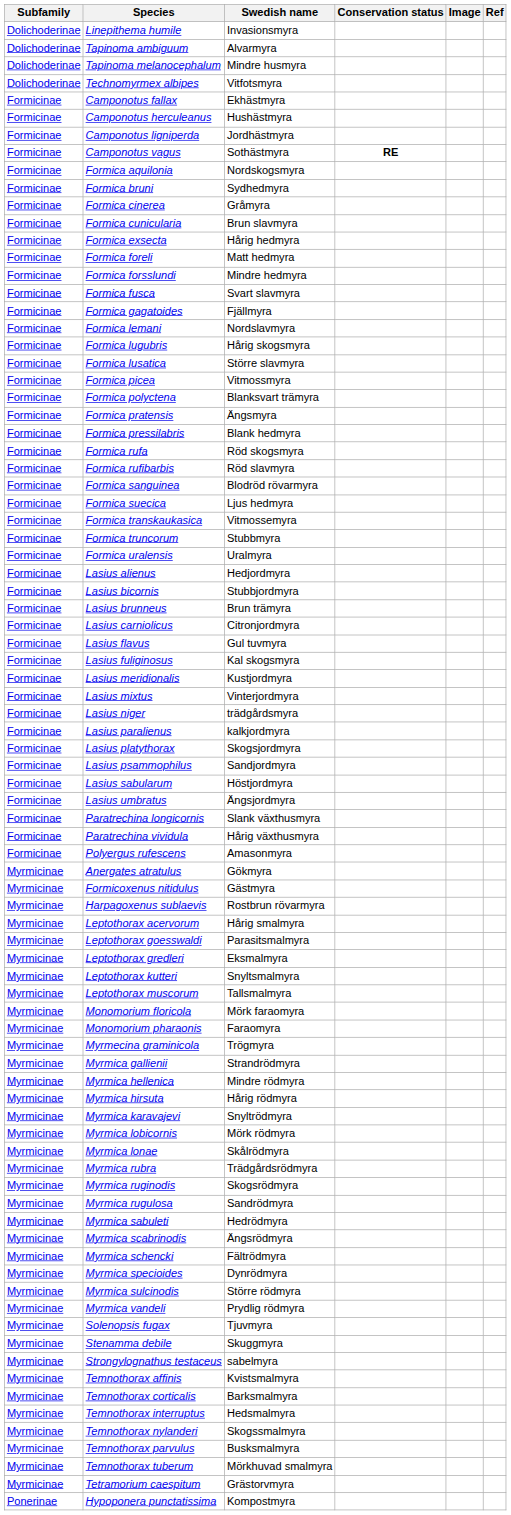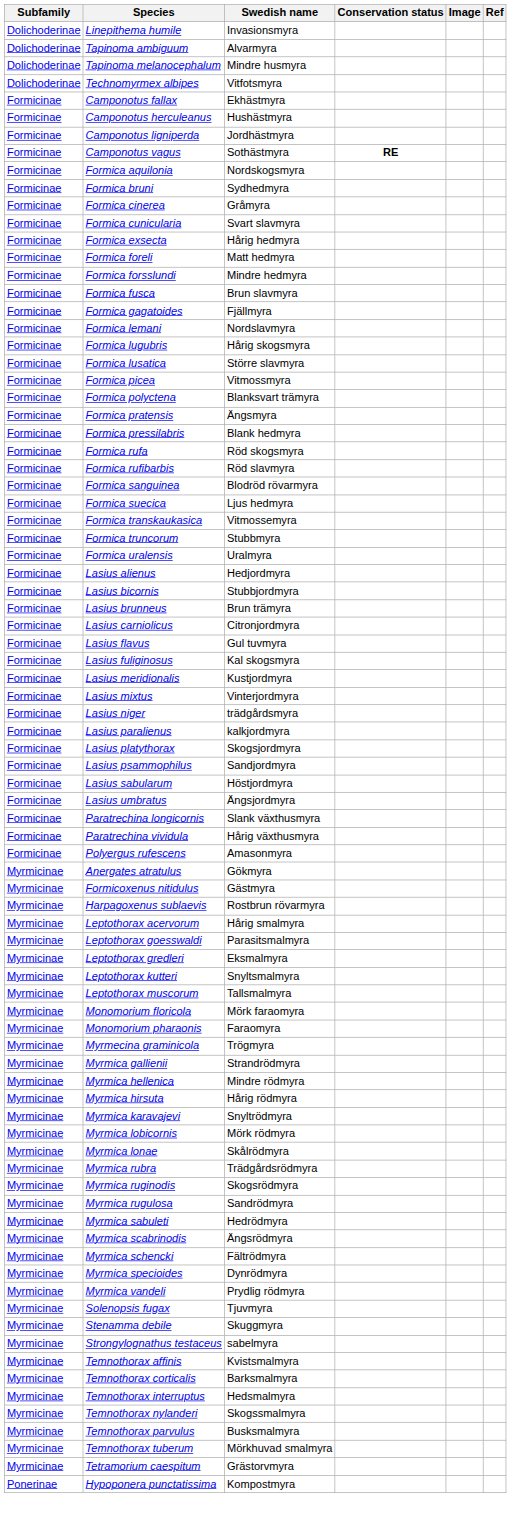(262, 223) Brun slavmyra -> (263, 223) Svart slavmyra
(263, 293) Svart slavmyra -> (262, 293) Brun slavmyra
- row: (132, 1291)
